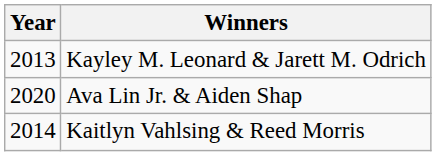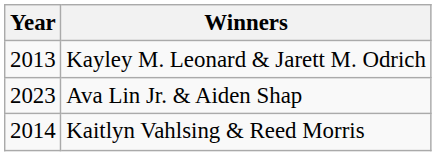(33, 95) 2020 -> (33, 95) 2023
